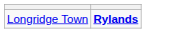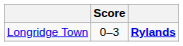+ column: (109, 13)
